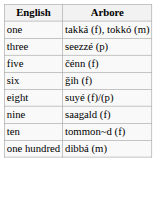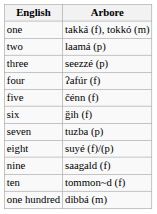+ row: (15, 47)
+ row: (16, 81)
+ row: (19, 132)
